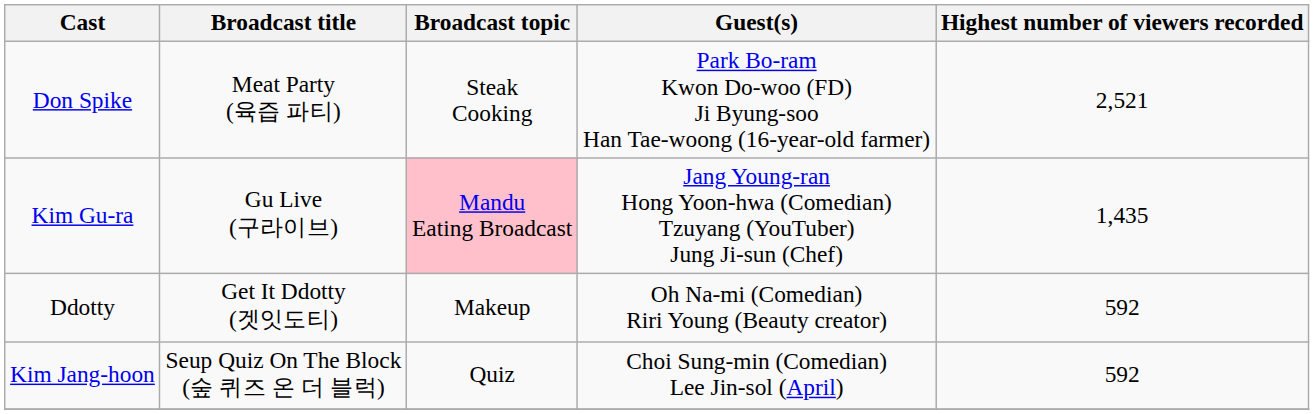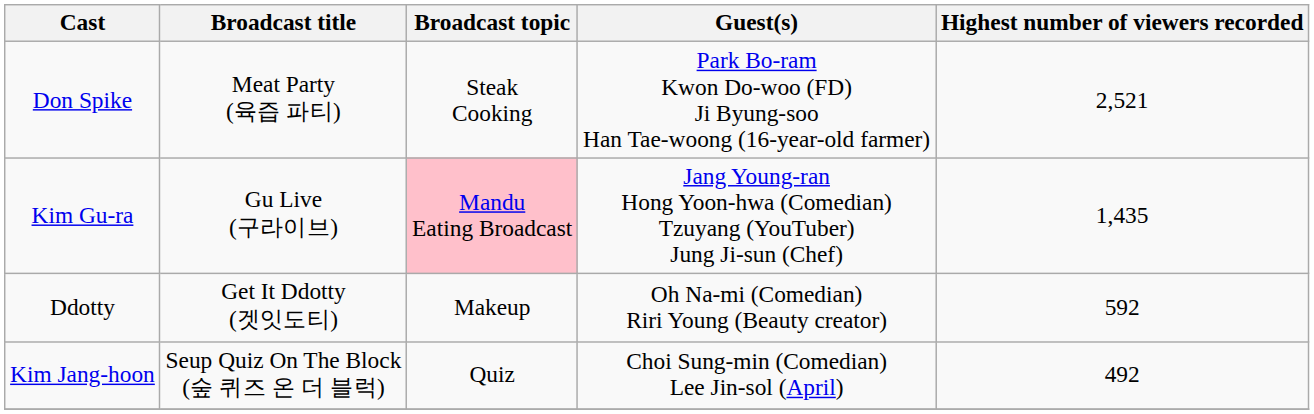(1122, 374) 592 -> (1122, 374) 492
